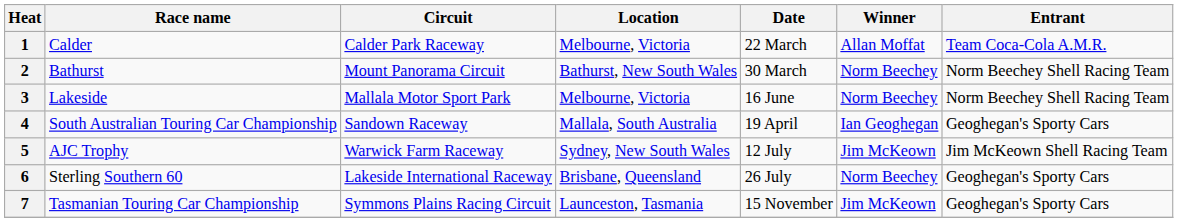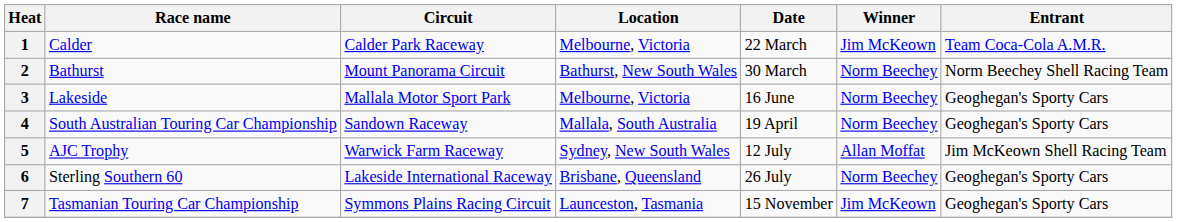(883, 44) Allan Moffat -> (888, 44) Jim McKeown
(1058, 97) Norm Beechey Shell Racing Team -> (1027, 97) Geoghegan's Sporty Cars
(889, 124) Ian Geoghegan -> (889, 124) Norm Beechey
(888, 151) Jim McKeown -> (883, 151) Allan Moffat
